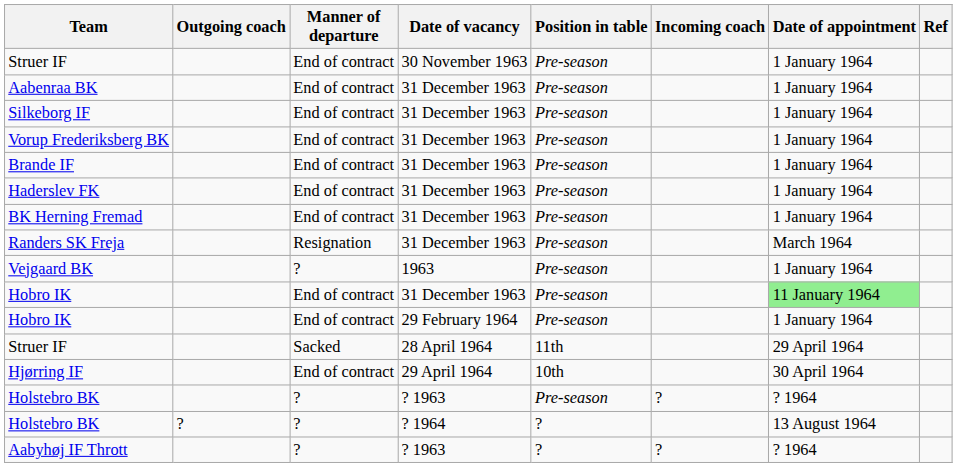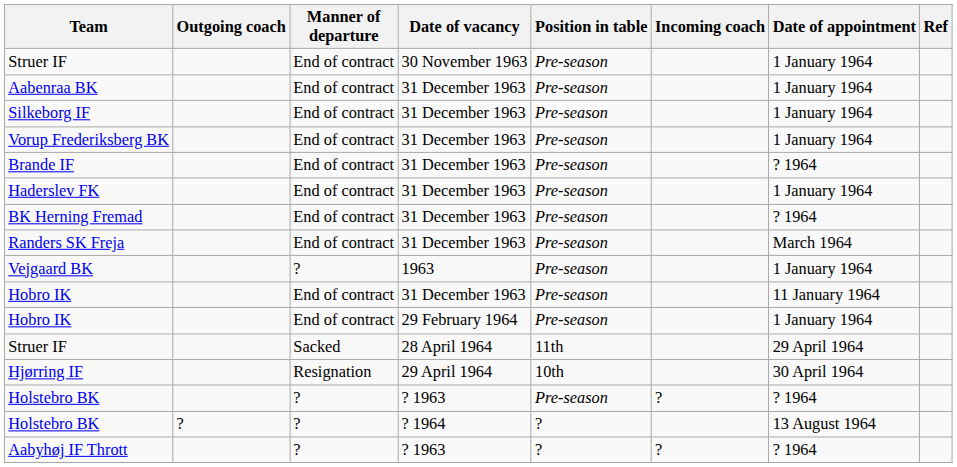(823, 165) 1 January 1964 -> (795, 165) ? 1964
(823, 216) 1 January 1964 -> (795, 216) ? 1964
(332, 242) Resignation -> (344, 242) End of contract
(826, 294) lightgreen background -> (826, 294) no background
(344, 372) End of contract -> (332, 372) Resignation
